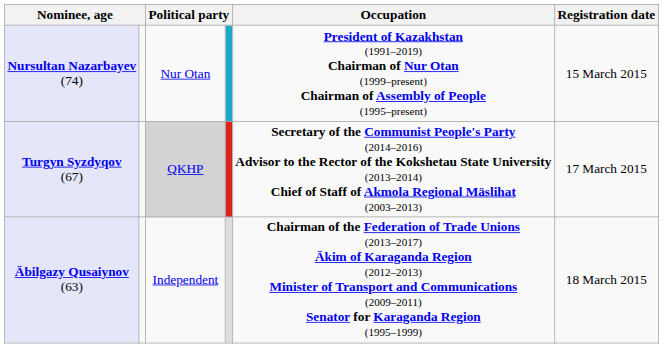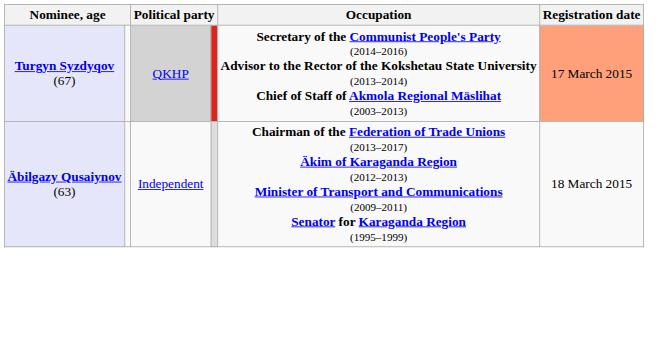- row: (72, 73)
(606, 169) no background -> (592, 73) lightsalmon background
